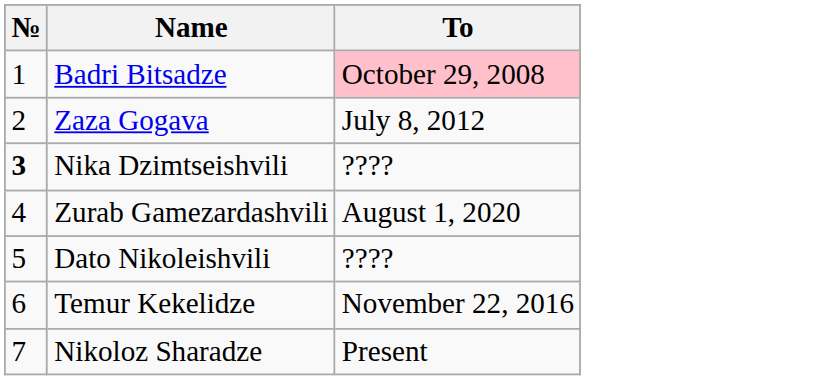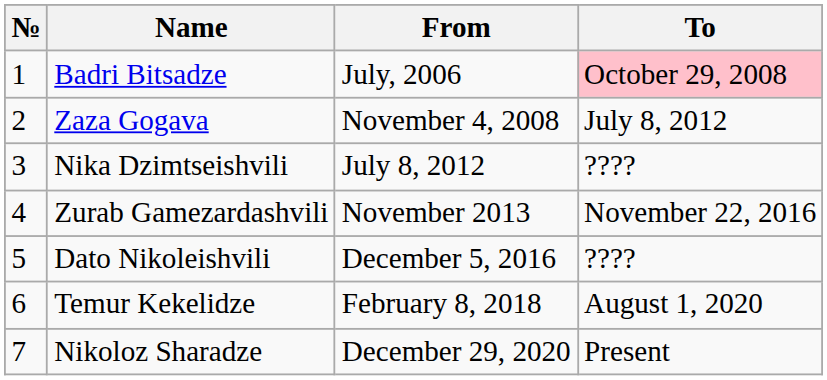+ column: (456, 27)
(19, 166) bold -> (19, 166) normal
(431, 212) August 1, 2020 -> (700, 212) November 22, 2016
(458, 304) November 22, 2016 -> (673, 304) August 1, 2020
